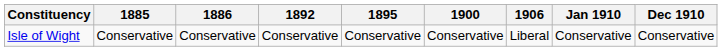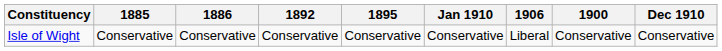columns swapped: (465, 14) <-> (593, 14)
